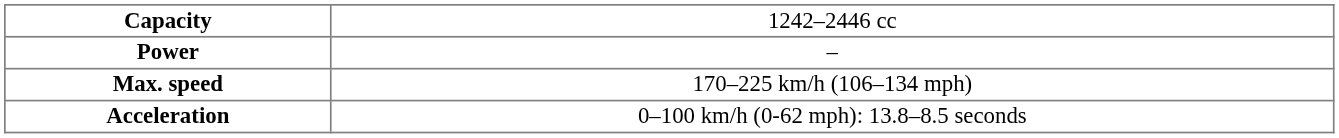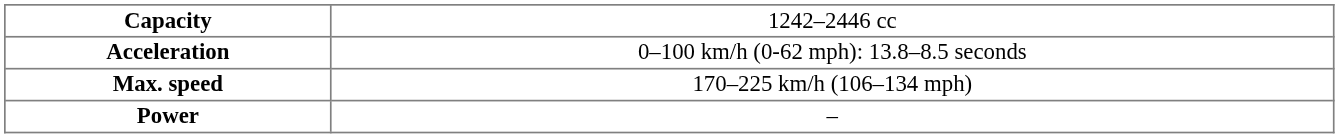rows swapped: (168, 52) <-> (168, 116)
